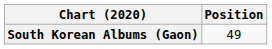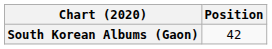(234, 34) 49 -> (234, 34) 42
